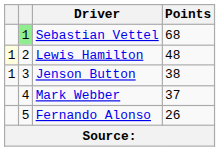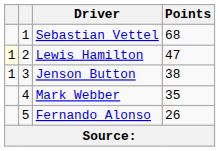(26, 35) lightgreen background -> (26, 35) no background
(173, 55) 48 -> (173, 55) 47
(173, 95) 37 -> (173, 95) 35
